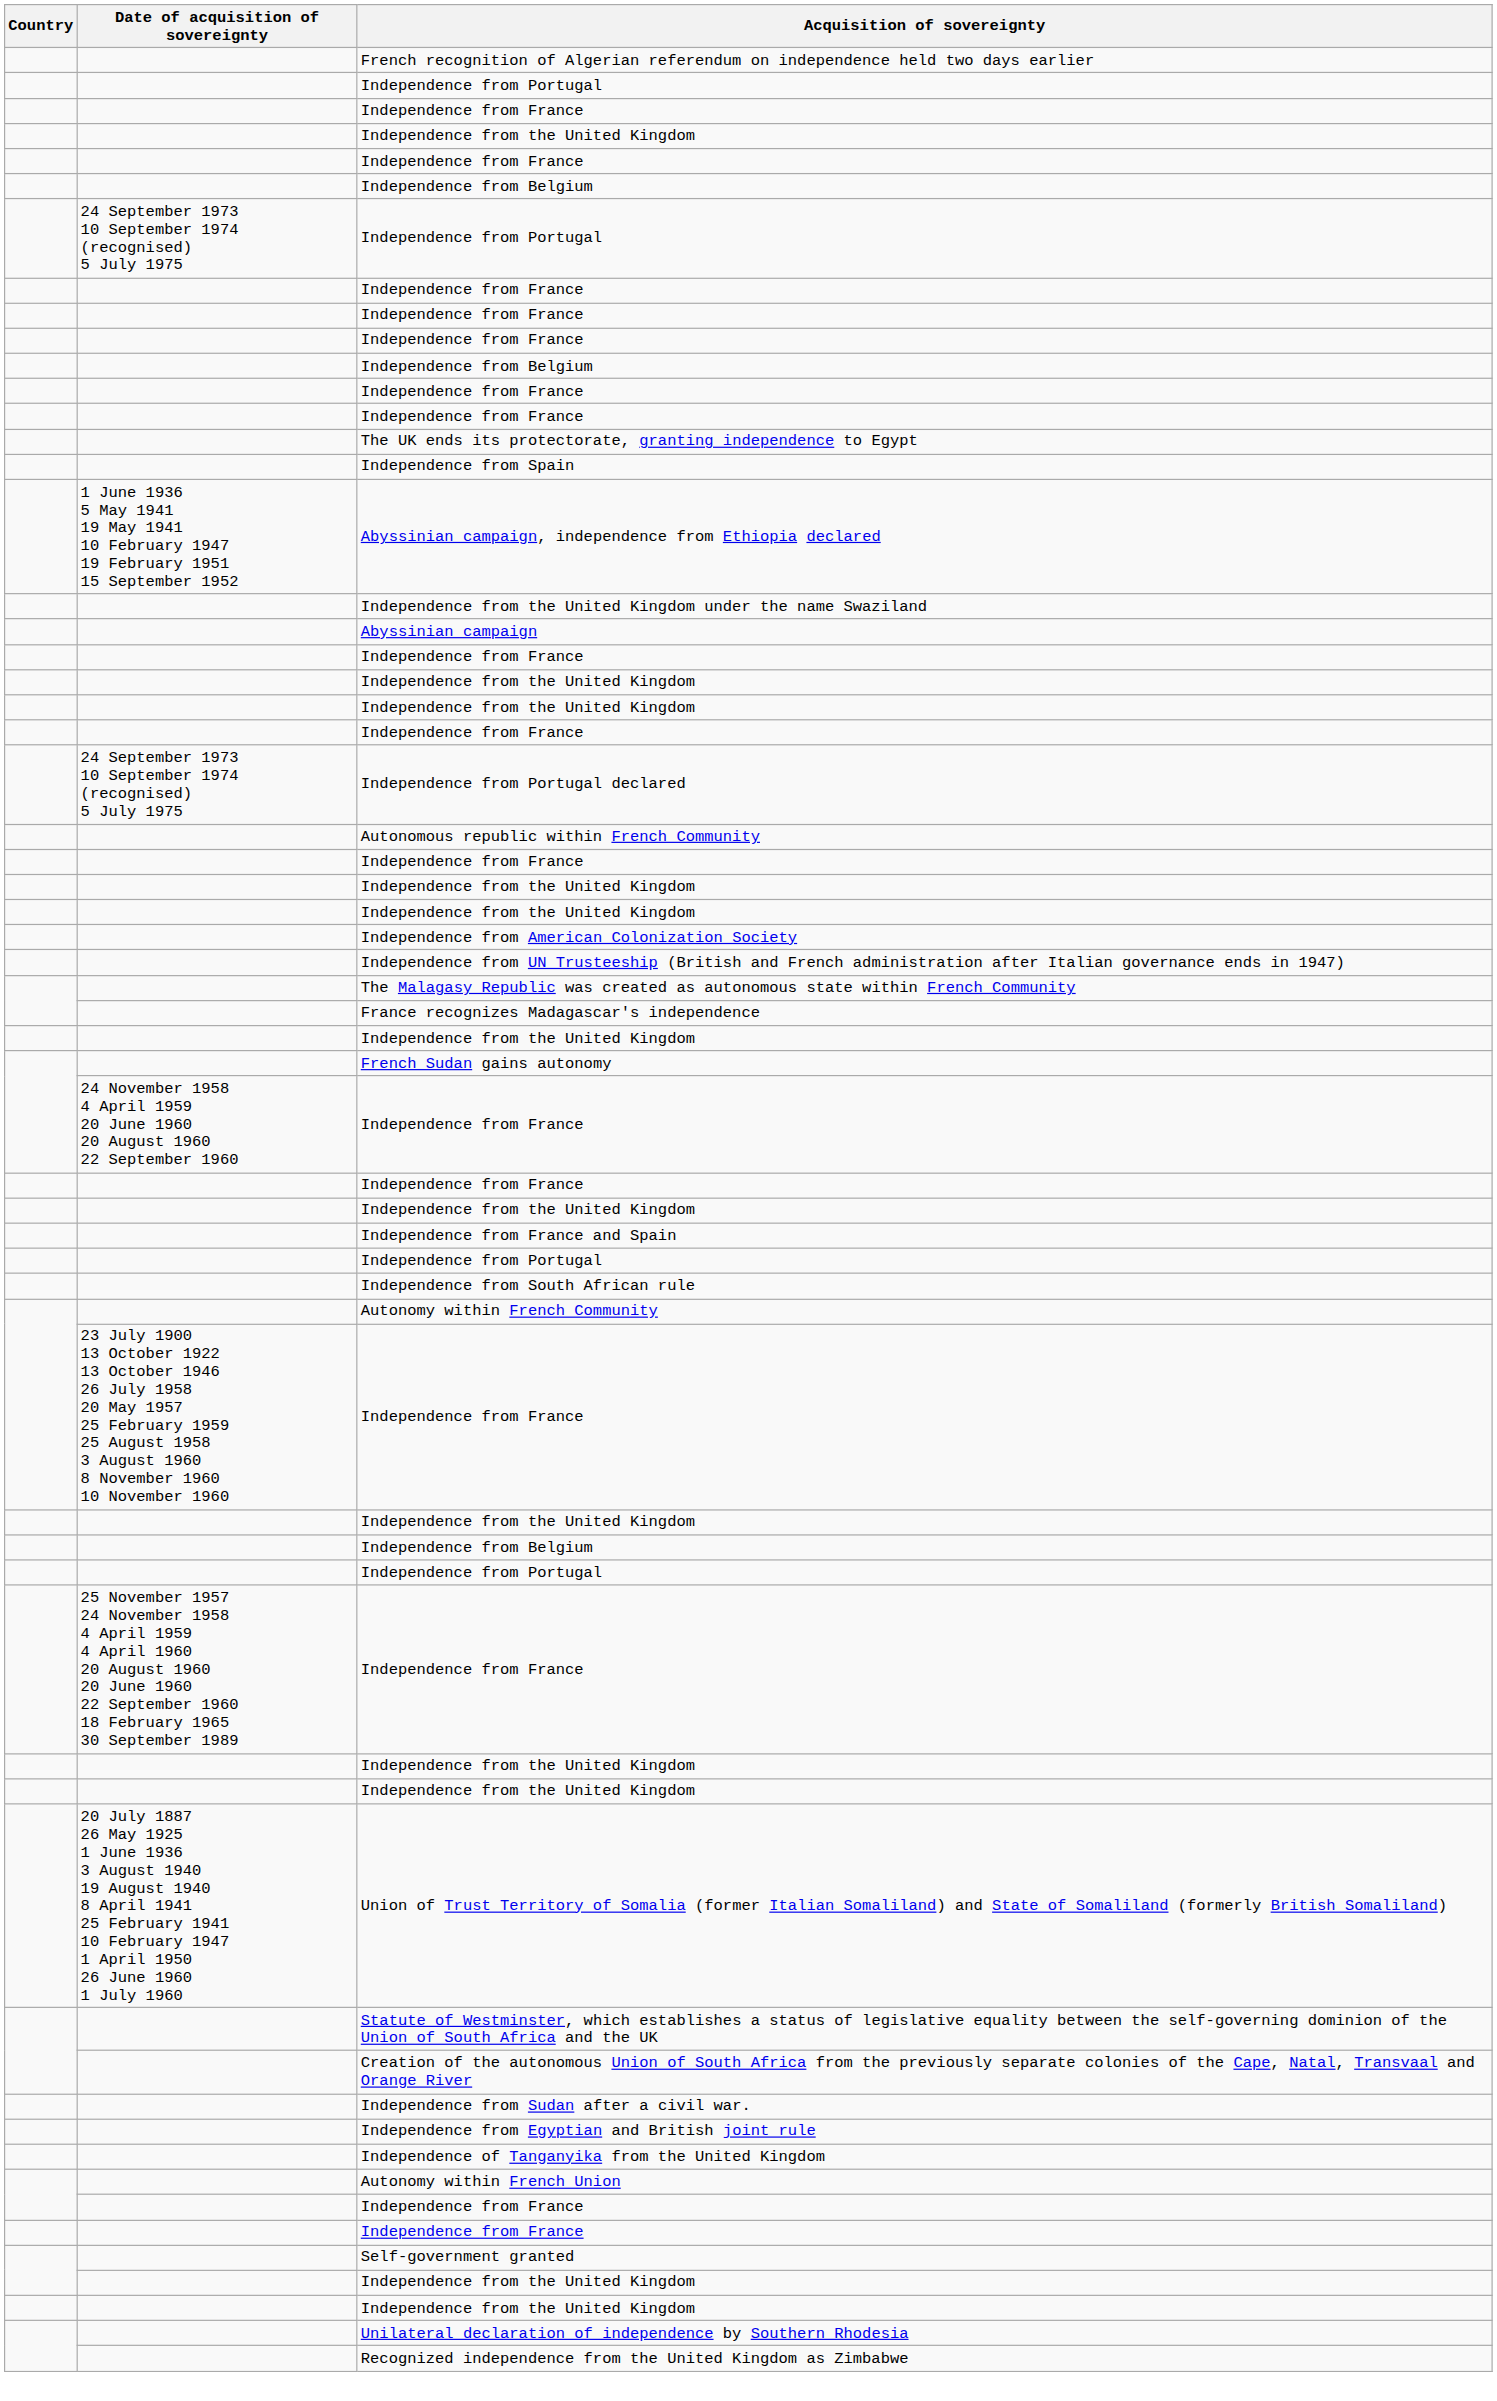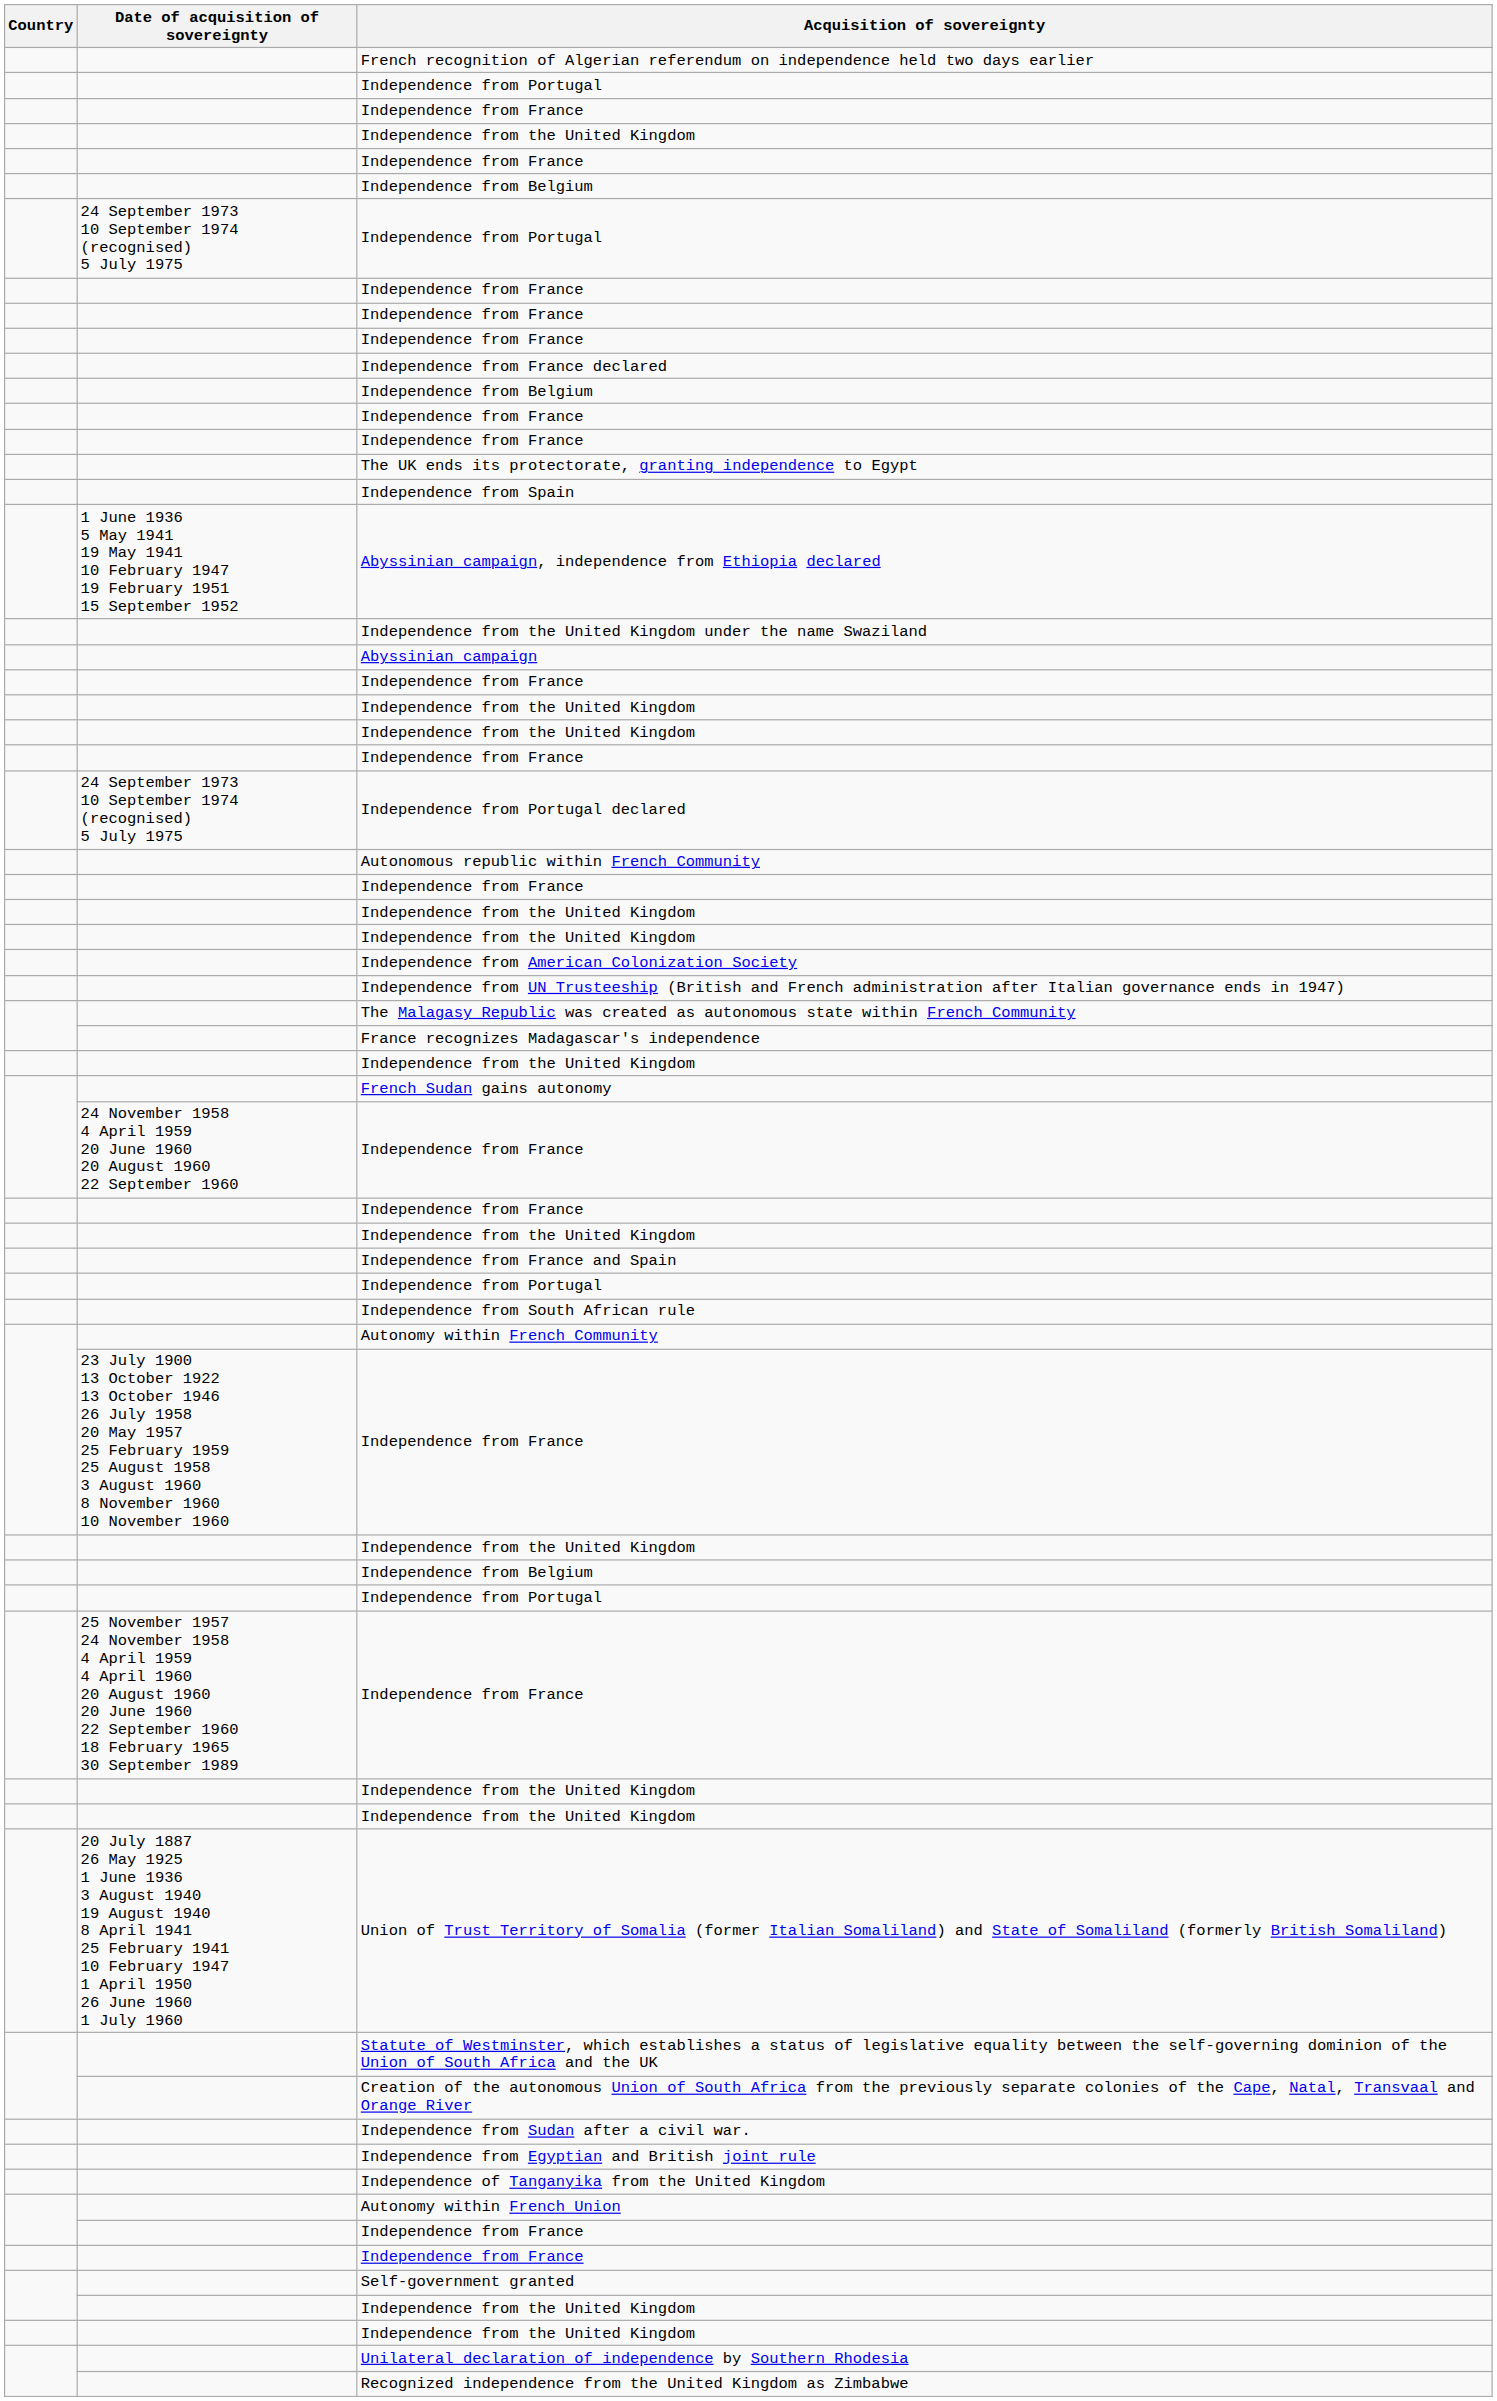+ row: (217, 366)
